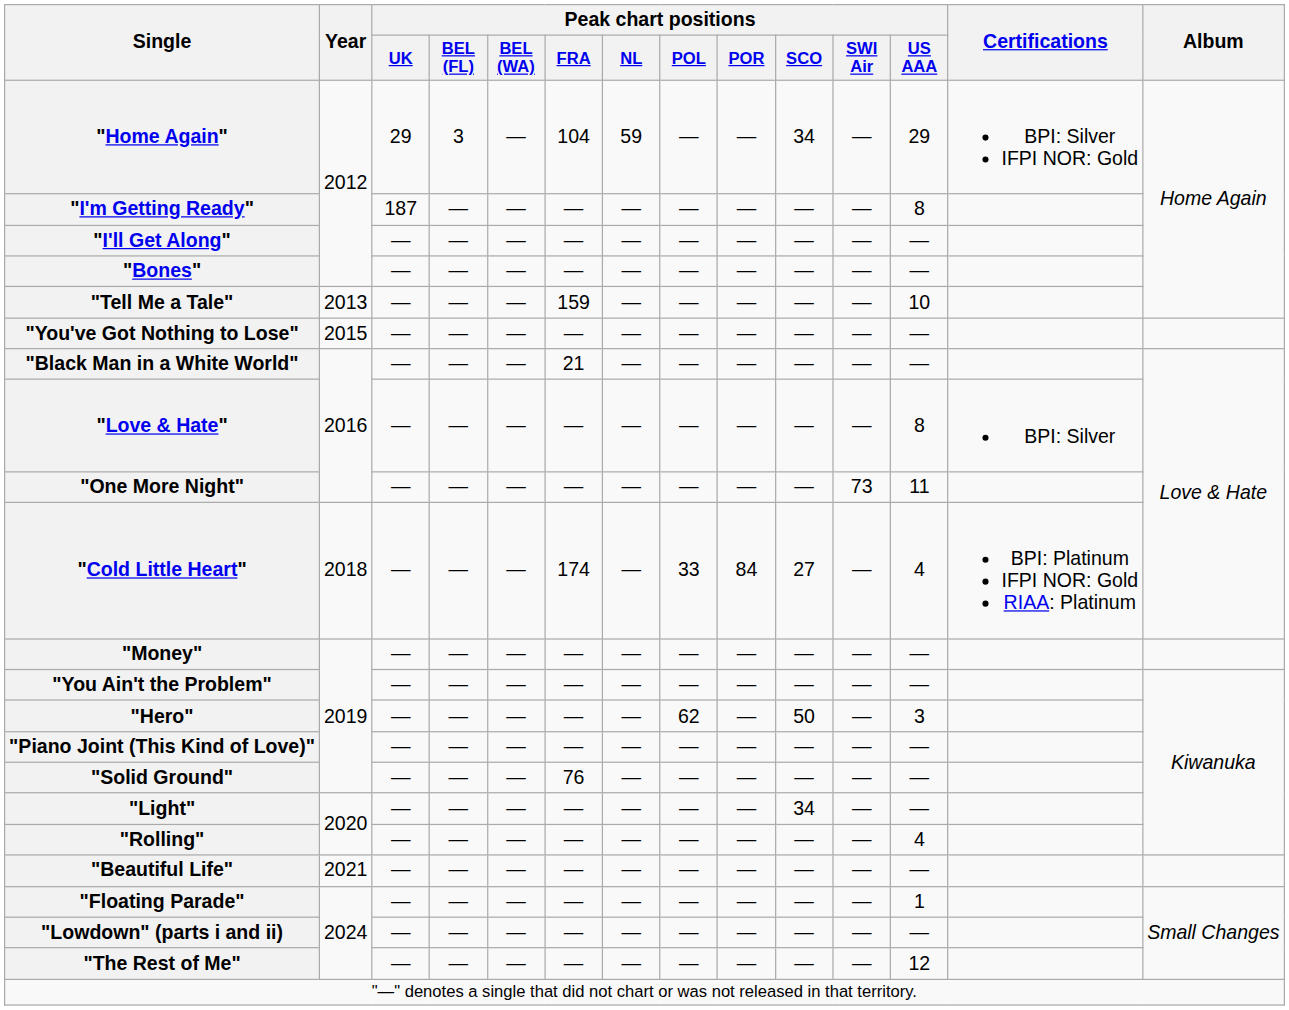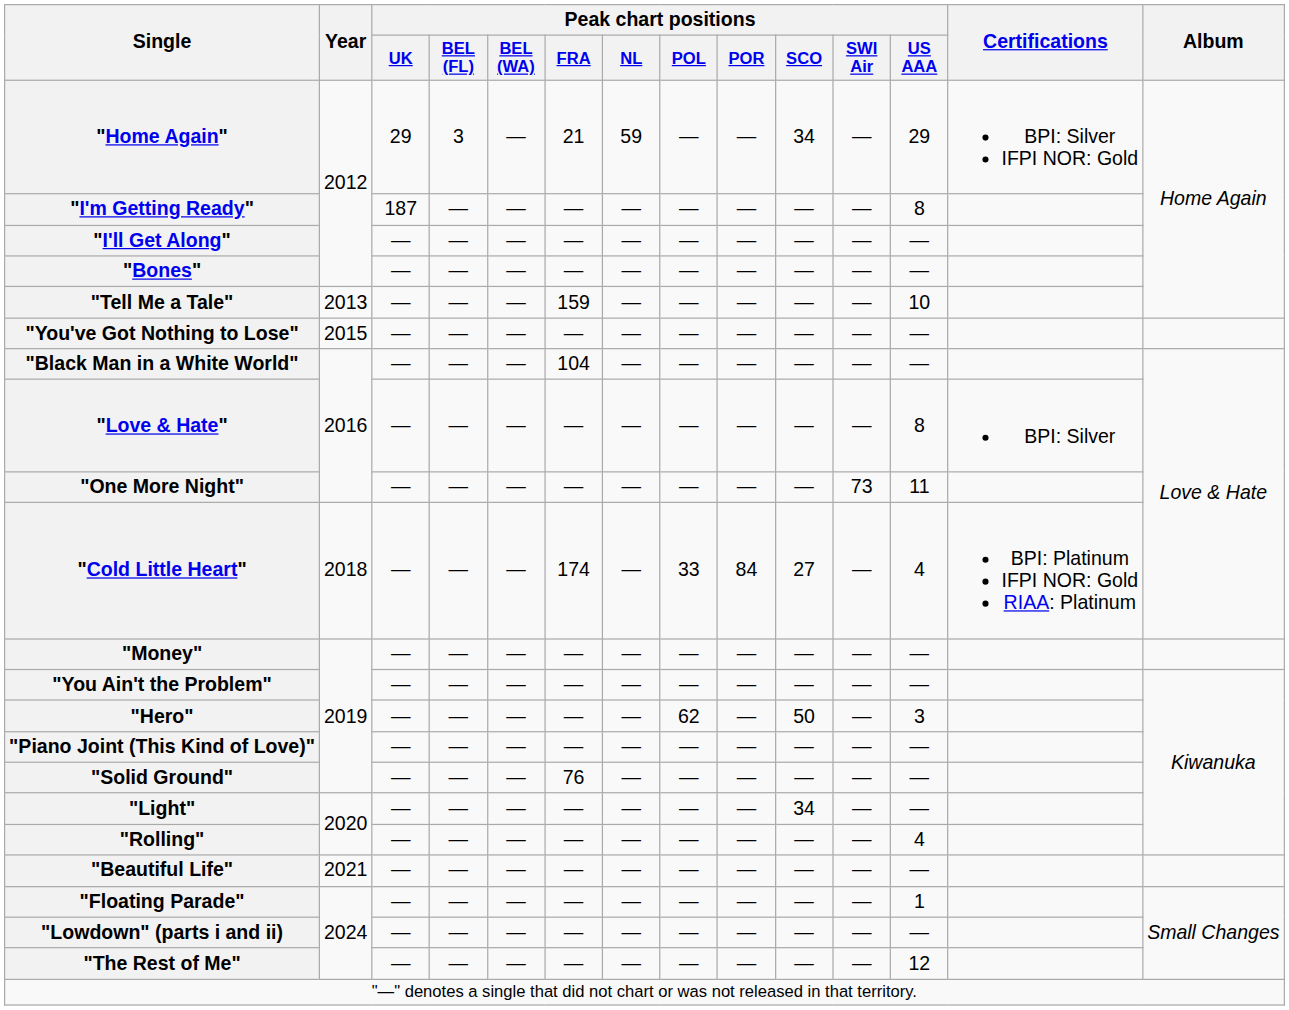(574, 136) 104 -> (574, 136) 21
(574, 364) 21 -> (574, 364) 104
